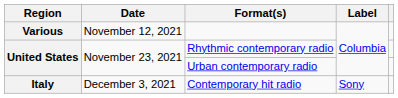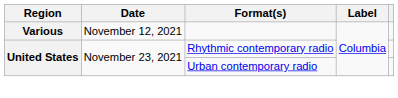- row: (244, 84)
